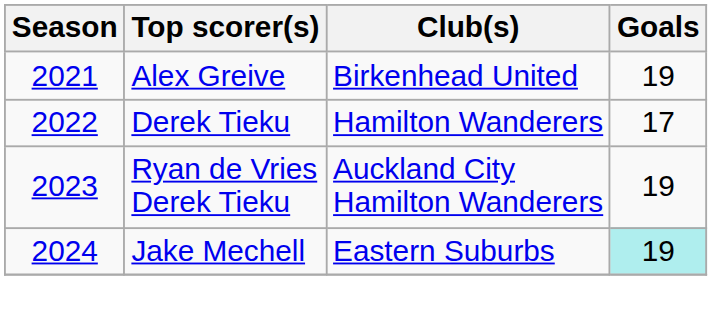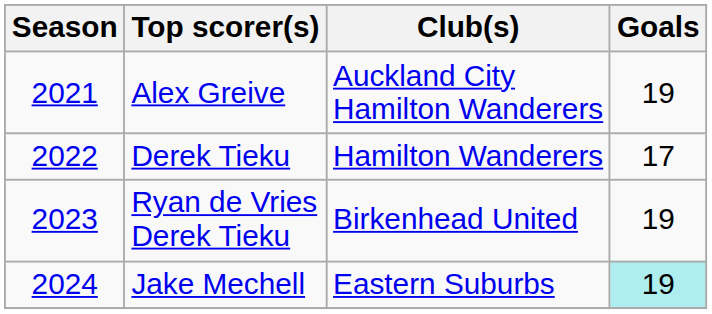(456, 75) Birkenhead United -> (468, 92) Auckland City Hamilton Wanderers
(468, 186) Auckland City Hamilton Wanderers -> (456, 219) Birkenhead United
